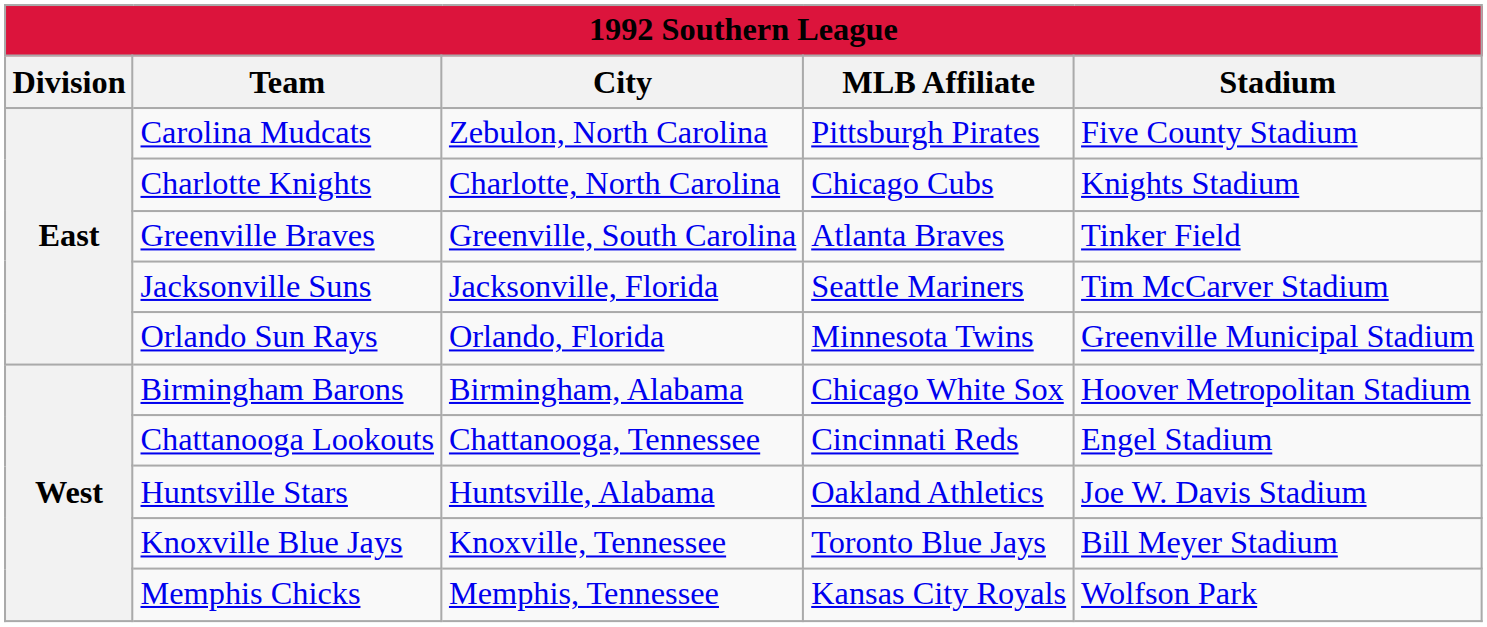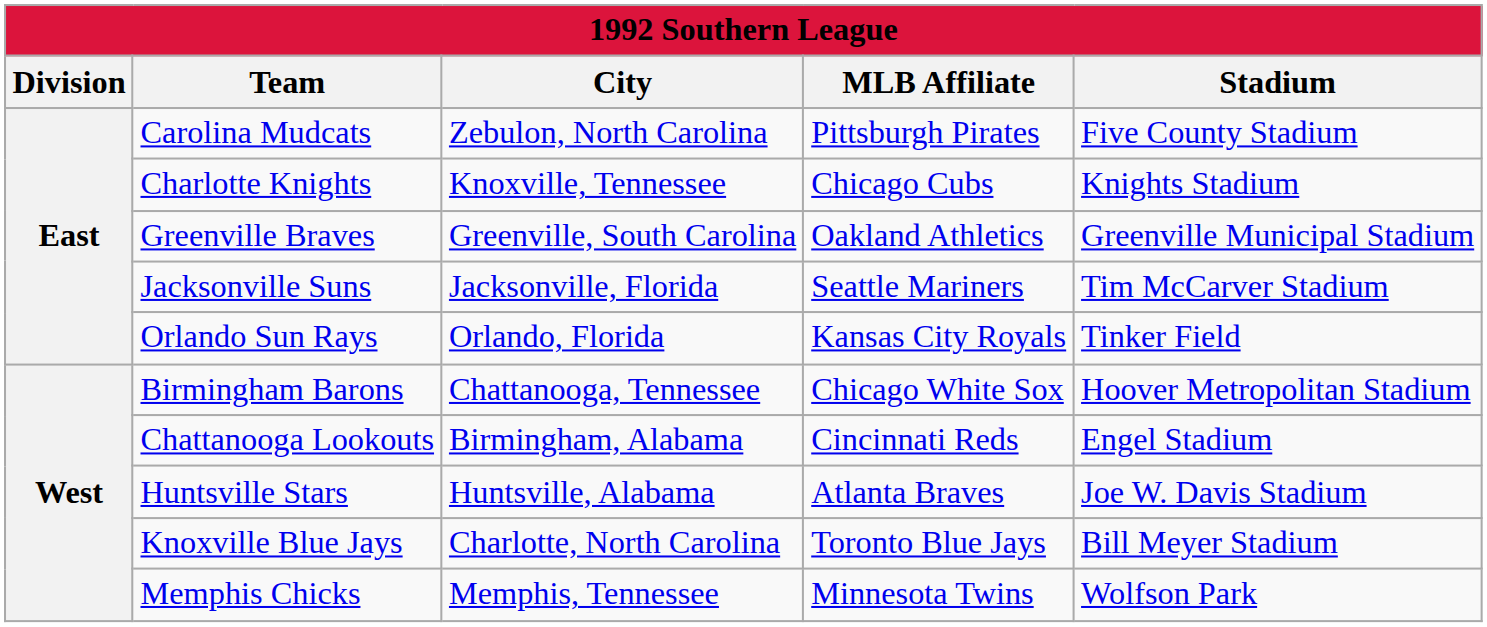(615, 183) Charlotte, North Carolina -> (588, 183) Knoxville, Tennessee
(908, 235) Atlanta Braves -> (927, 235) Oakland Athletics
(1161, 235) Tinker Field -> (1278, 235) Greenville Municipal Stadium
(922, 337) Minnesota Twins -> (939, 337) Kansas City Royals
(1278, 337) Greenville Municipal Stadium -> (1161, 337) Tinker Field
(596, 388) Birmingham, Alabama -> (605, 388) Chattanooga, Tennessee
(605, 440) Chattanooga, Tennessee -> (596, 440) Birmingham, Alabama
(927, 491) Oakland Athletics -> (908, 491) Atlanta Braves
(588, 542) Knoxville, Tennessee -> (615, 542) Charlotte, North Carolina
(939, 593) Kansas City Royals -> (922, 593) Minnesota Twins
